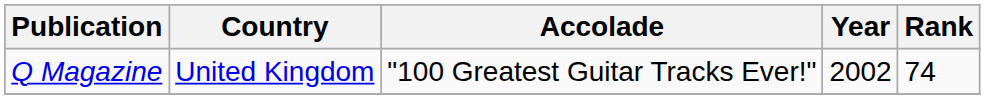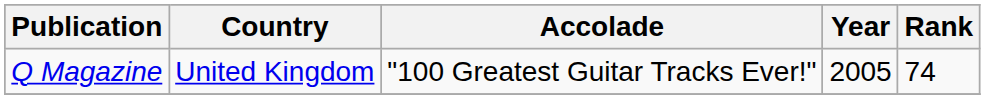(861, 71) 2002 -> (861, 71) 2005
